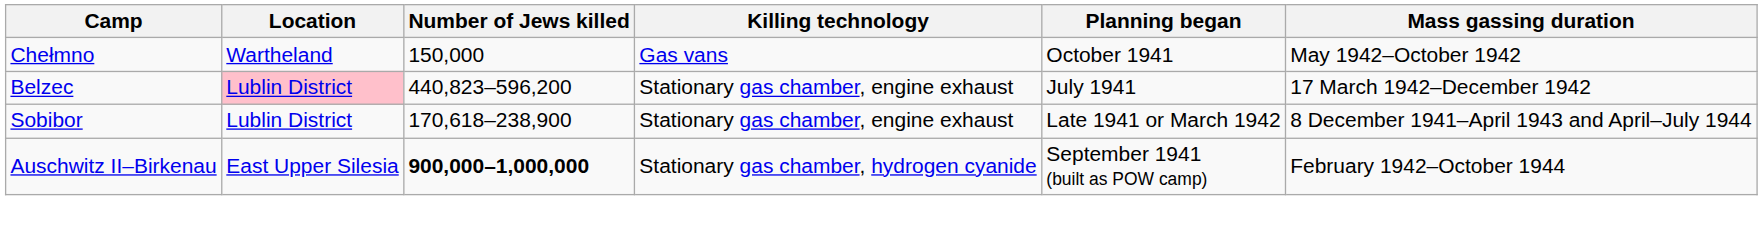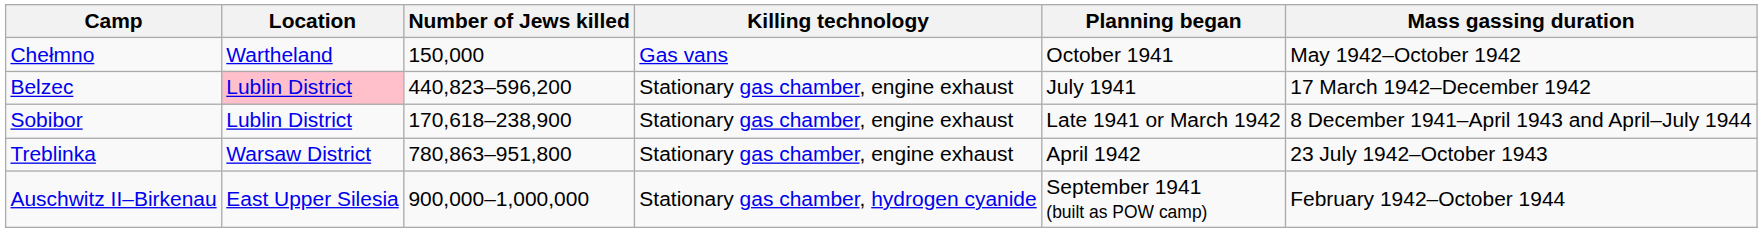+ row: (53, 154)
(499, 165) bold -> (499, 199) normal
